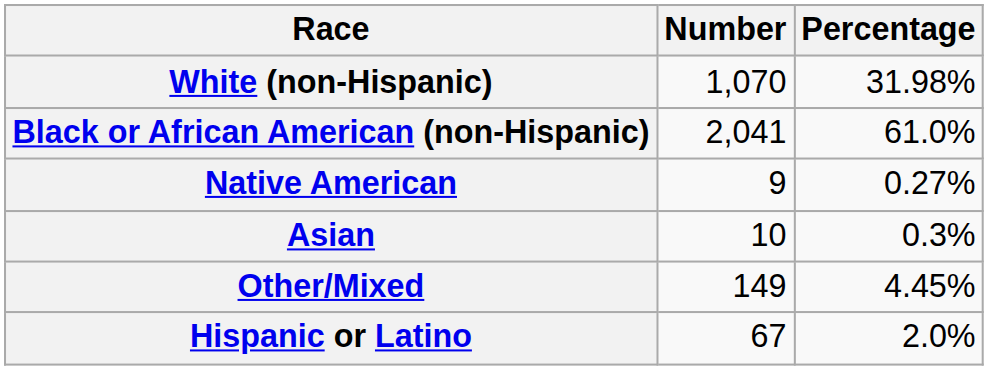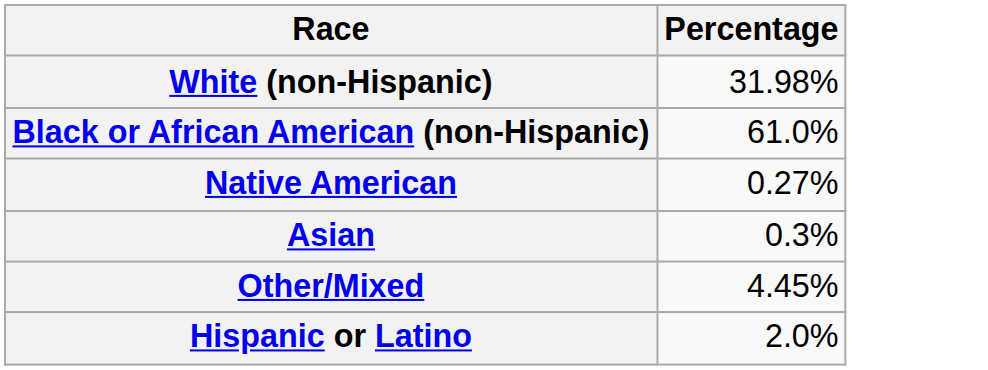- column: (725, 30)
